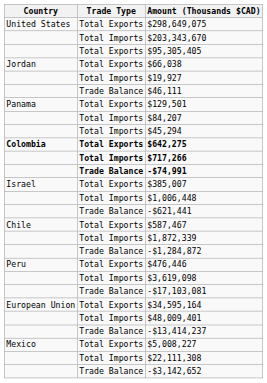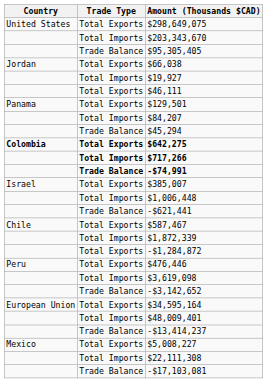(111, 51) Total Exports -> (111, 51) Trade Balance
(111, 91) Trade Balance -> (111, 91) Total Exports
(111, 131) Total Imports -> (111, 131) Trade Balance
(111, 251) Trade Balance -> (111, 251) Total Exports
rows swapped: (174, 371) <-> (177, 291)
